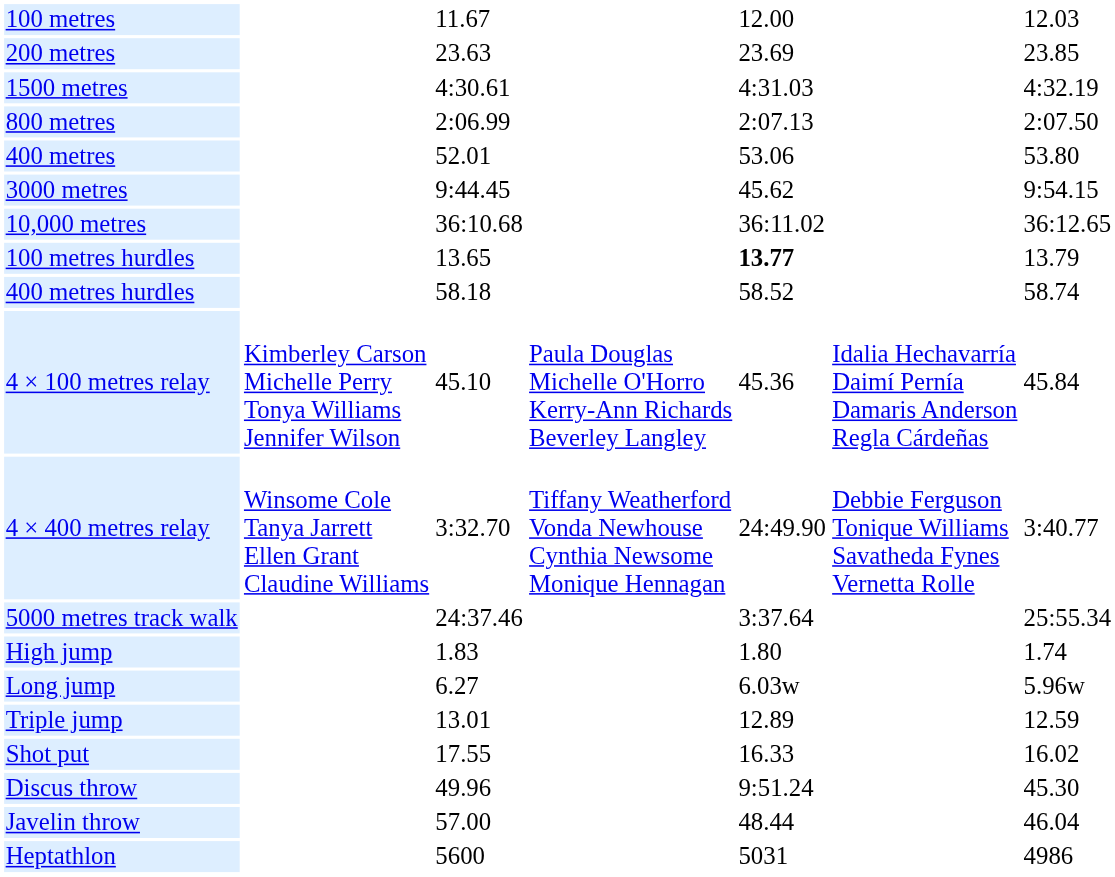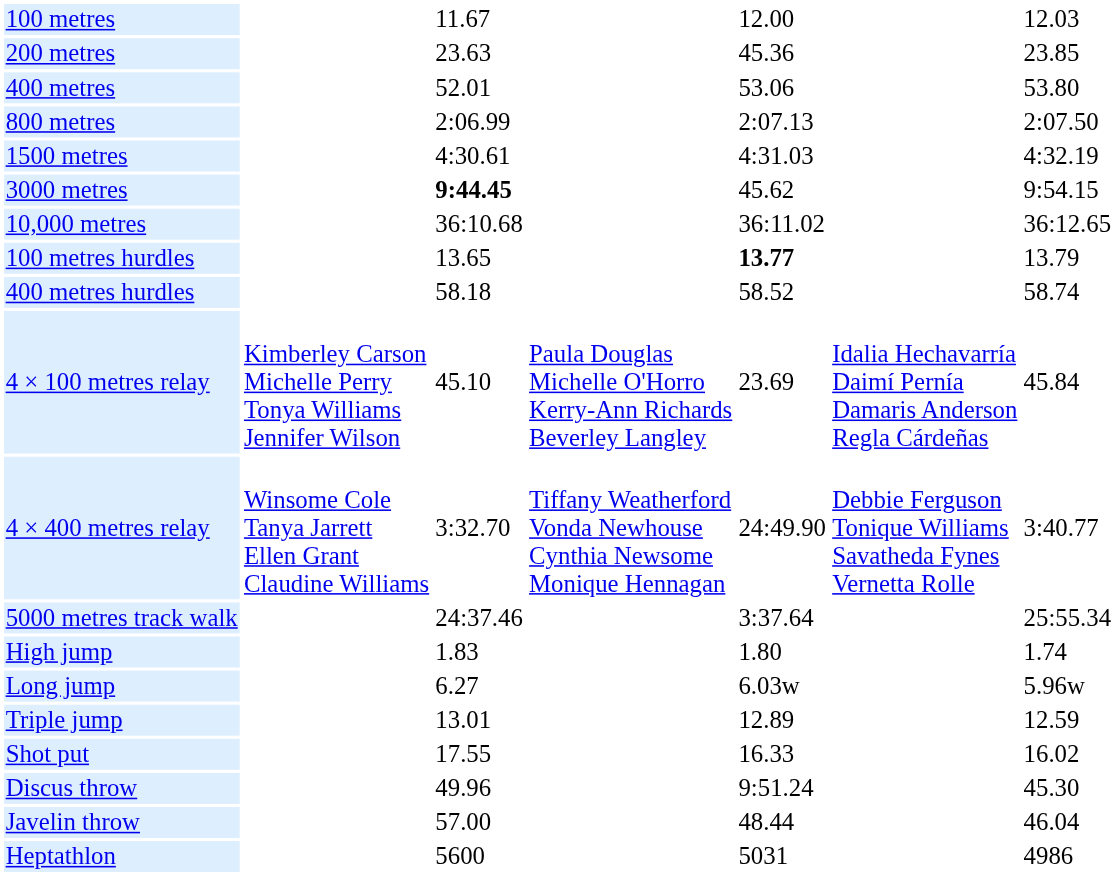(766, 53) 23.69 -> (766, 53) 45.36
rows swapped: (60, 155) <-> (67, 87)
(473, 189) normal -> (474, 189) bold
(766, 382) 45.36 -> (766, 382) 23.69
